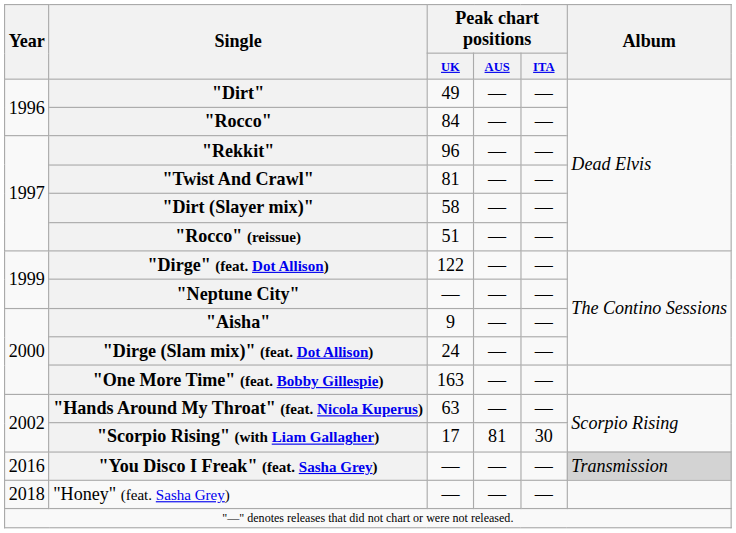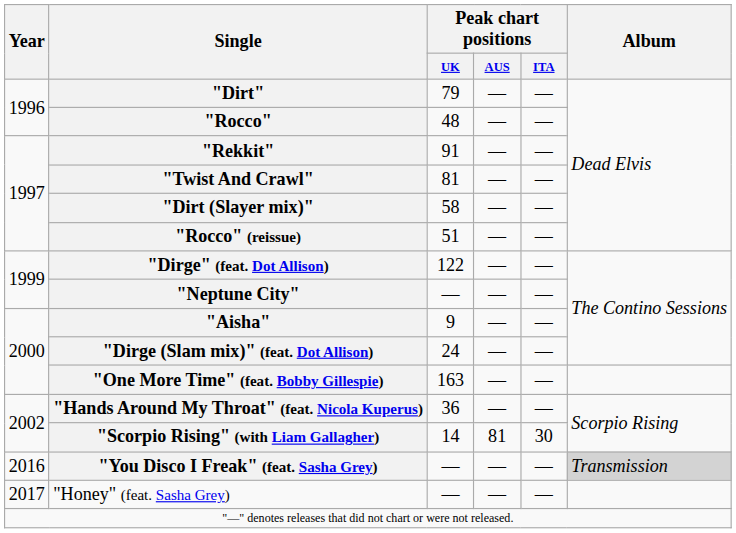(450, 93) 49 -> (450, 93) 79
(450, 121) 84 -> (450, 121) 48
(450, 150) 96 -> (450, 150) 91
(450, 408) 63 -> (450, 408) 36
(450, 437) 17 -> (450, 437) 14
(27, 494) 2018 -> (27, 494) 2017
